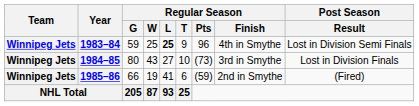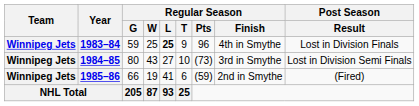(349, 45) Lost in Division Semi Finals -> (349, 45) Lost in Division Finals
(349, 61) Lost in Division Finals -> (349, 61) Lost in Division Semi Finals
